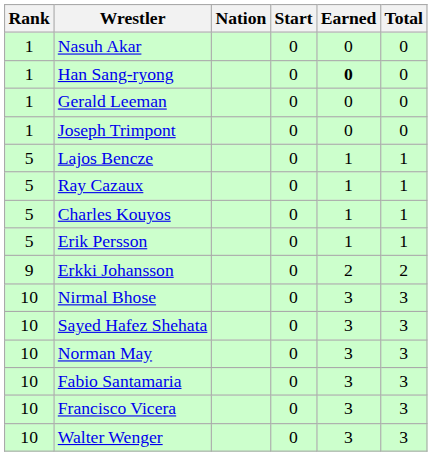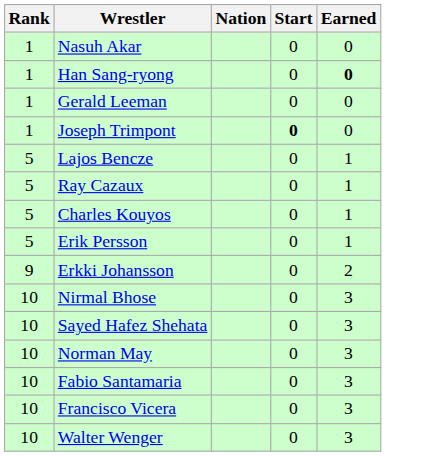- column: (404, 18)
(293, 130) normal -> (293, 130) bold
